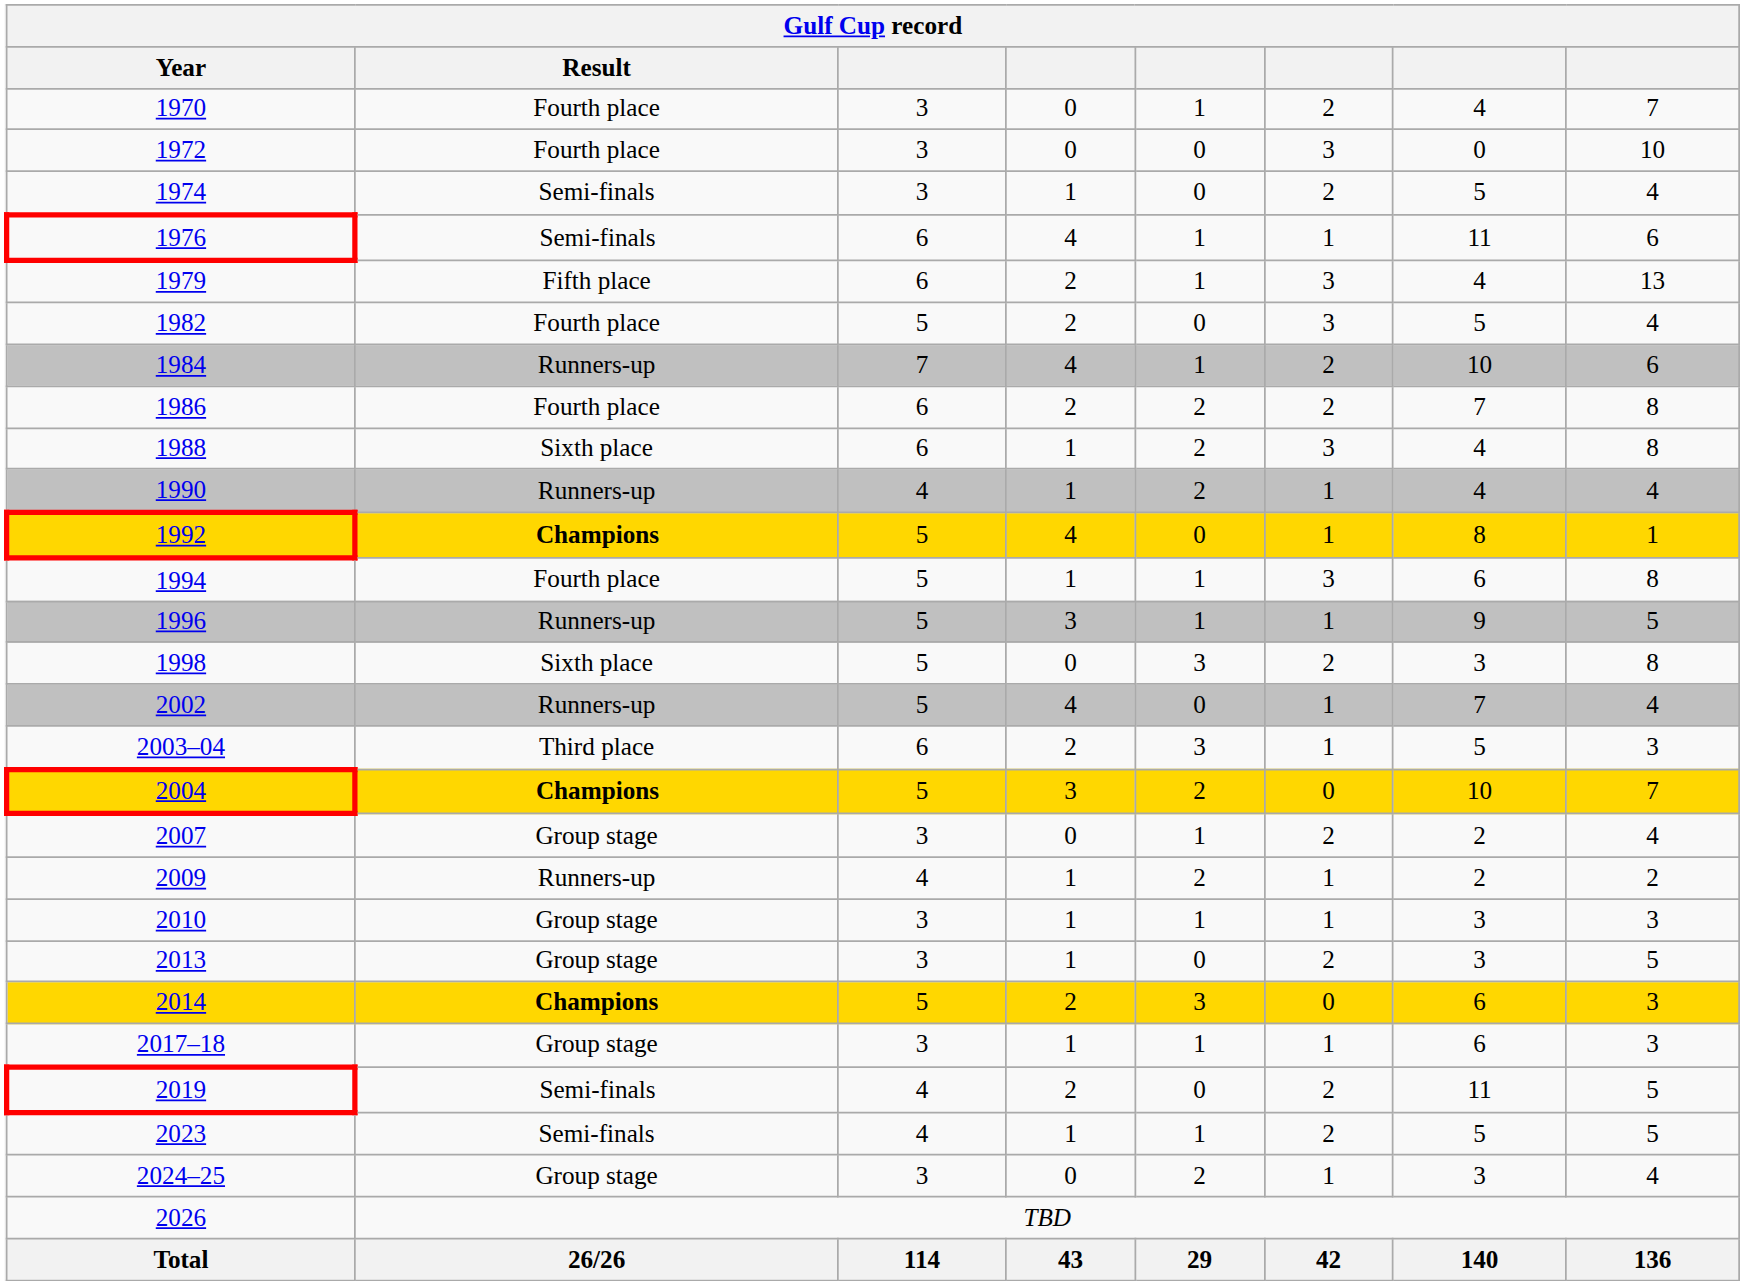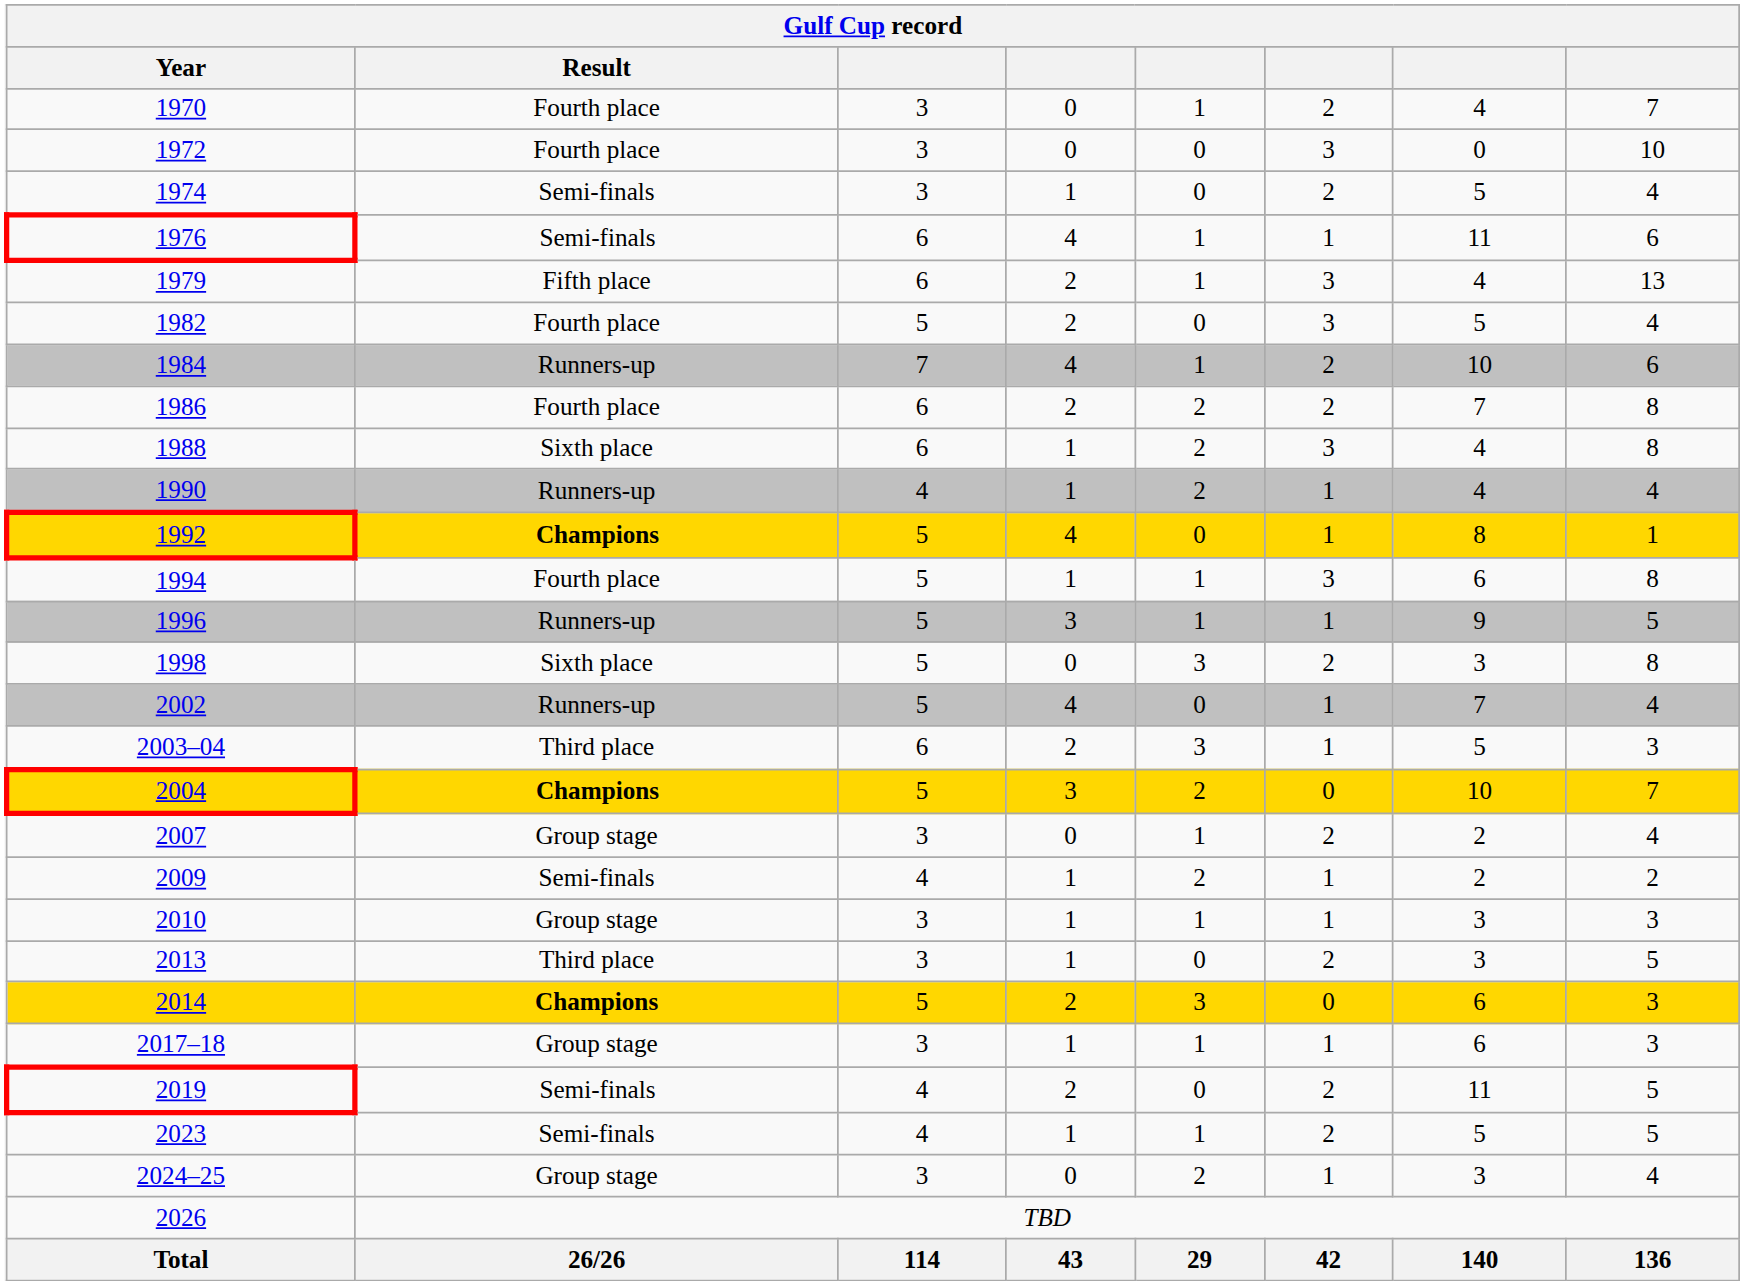(597, 877) Runners-up -> (597, 877) Semi-finals
(597, 961) Group stage -> (597, 961) Third place
